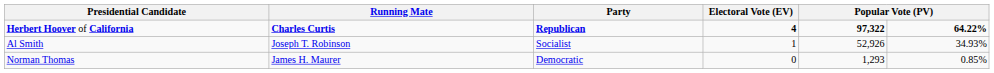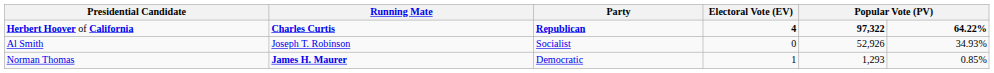(794, 44) 1 -> (794, 44) 0
(306, 60) normal -> (309, 60) bold
(794, 60) 0 -> (794, 60) 1
